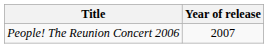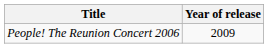(223, 33) 2007 -> (223, 33) 2009
